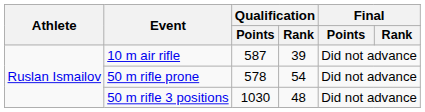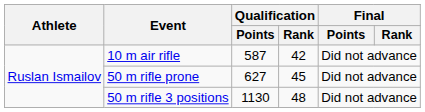(299, 56) 39 -> (299, 56) 42
(255, 77) 578 -> (255, 77) 627
(299, 77) 54 -> (299, 77) 45
(255, 98) 1030 -> (255, 98) 1130
